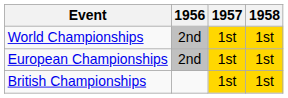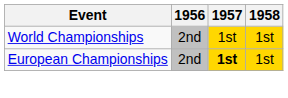(227, 59) normal -> (227, 59) bold
- row: (77, 81)
